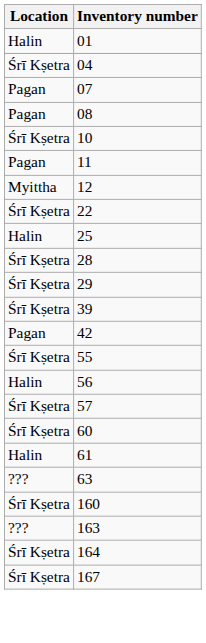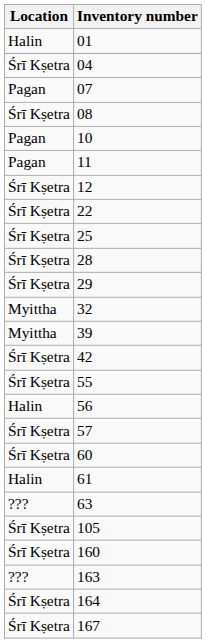(27, 114) Pagan -> (39, 114) Śrī Kṣetra
(39, 138) Śrī Kṣetra -> (27, 138) Pagan
(32, 187) Myittha -> (39, 187) Śrī Kṣetra
(25, 235) Halin -> (39, 235) Śrī Kṣetra
+ row: (85, 308)
(39, 308) Śrī Kṣetra -> (32, 333) Myittha
(27, 333) Pagan -> (39, 357) Śrī Kṣetra
+ row: (88, 528)
